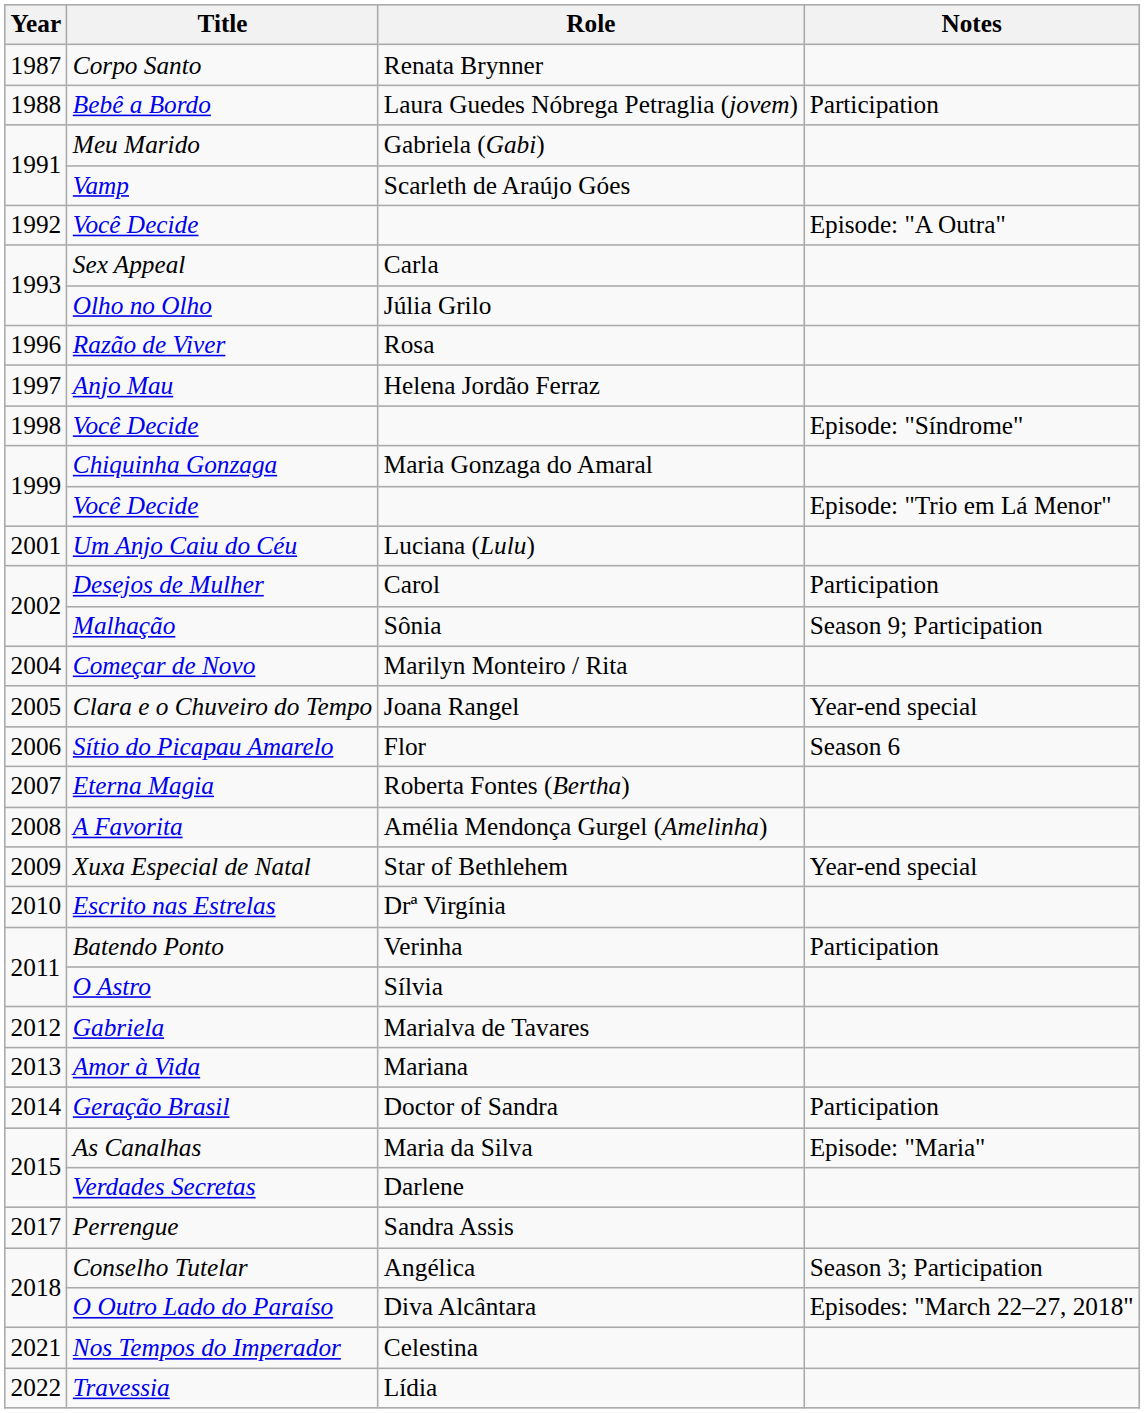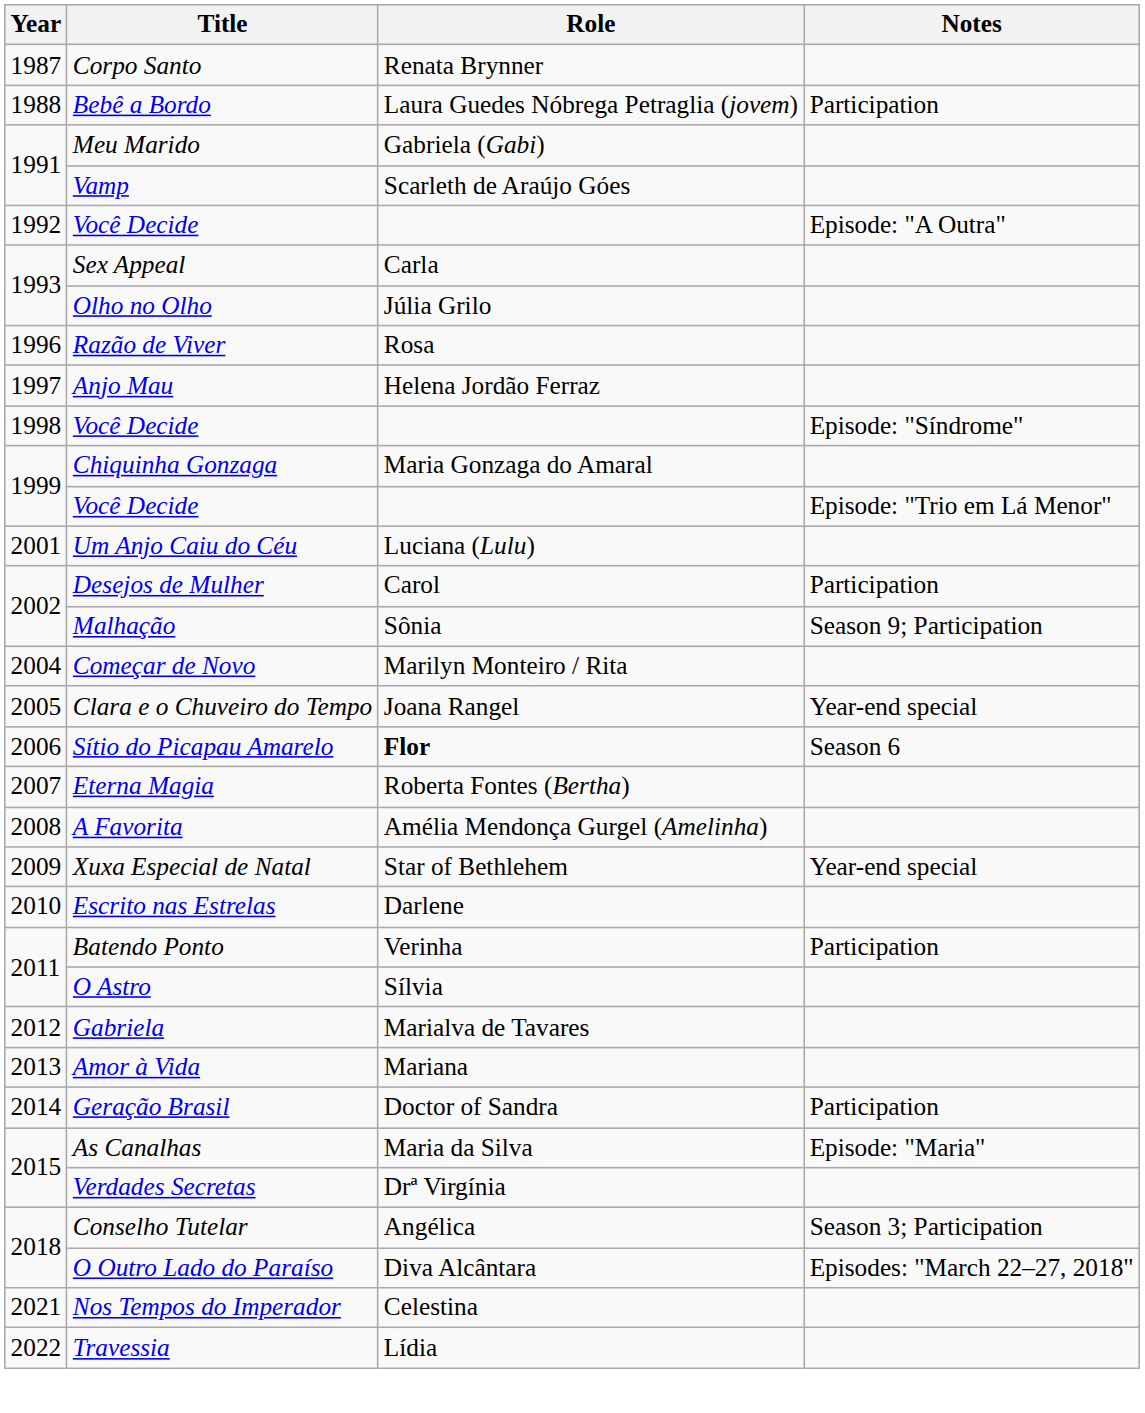(405, 746) normal -> (407, 746) bold
(445, 906) Drª Virgínia -> (424, 906) Darlene
(424, 1187) Darlene -> (445, 1187) Drª Virgínia
- row: (36, 1227)
